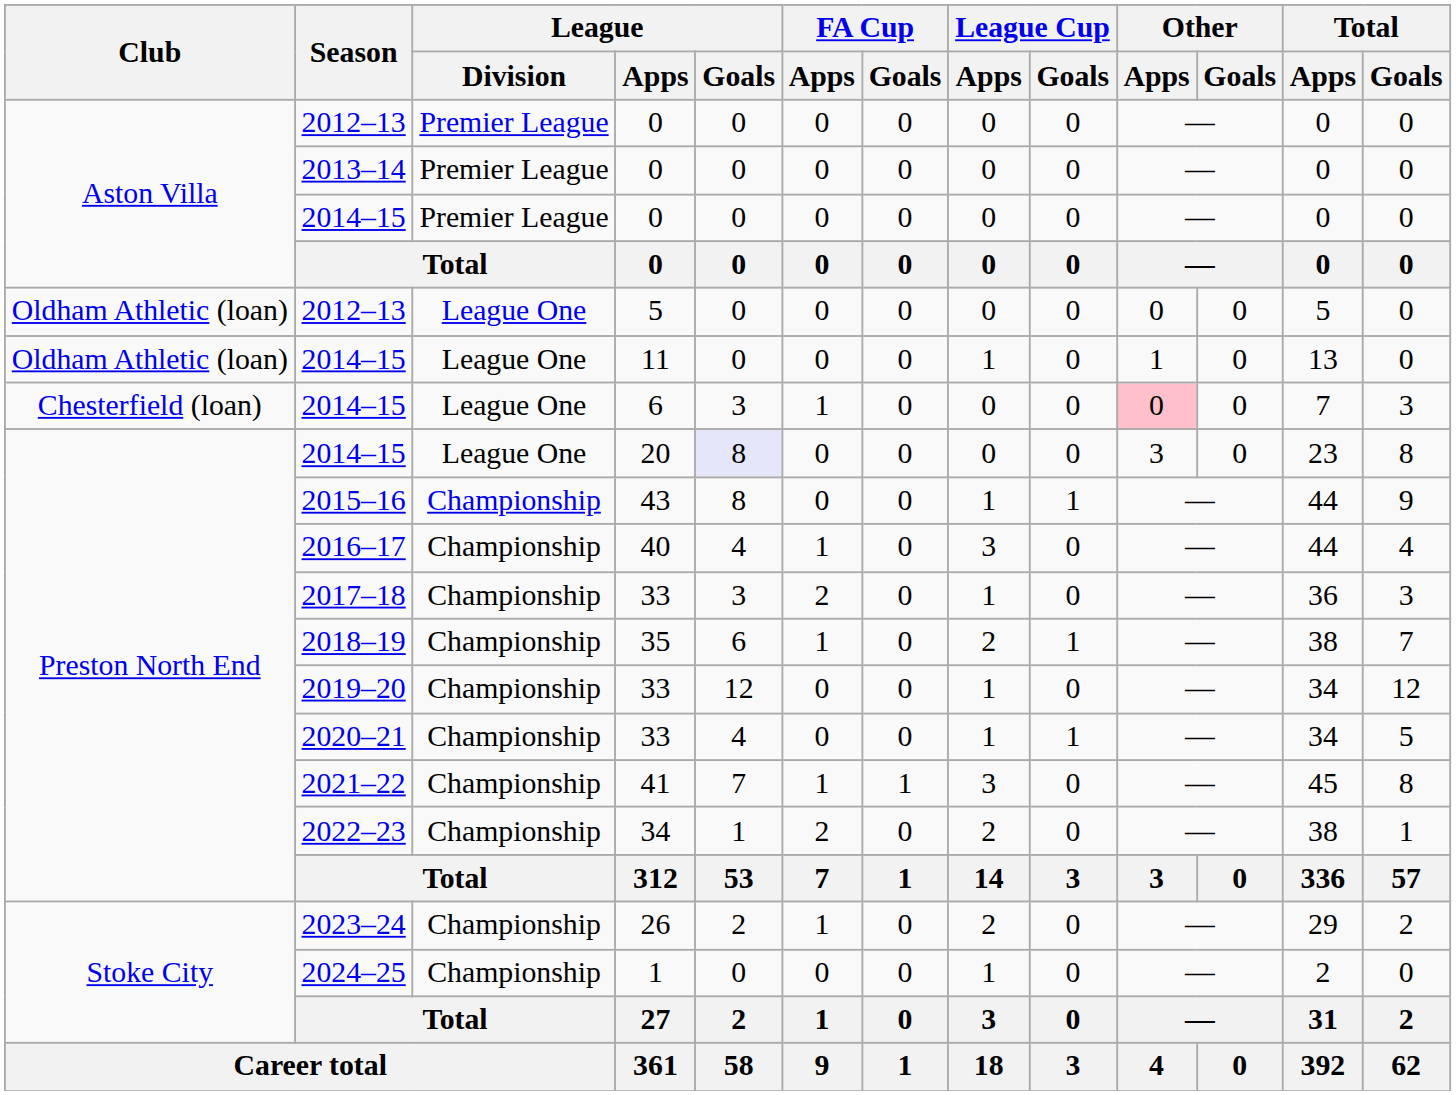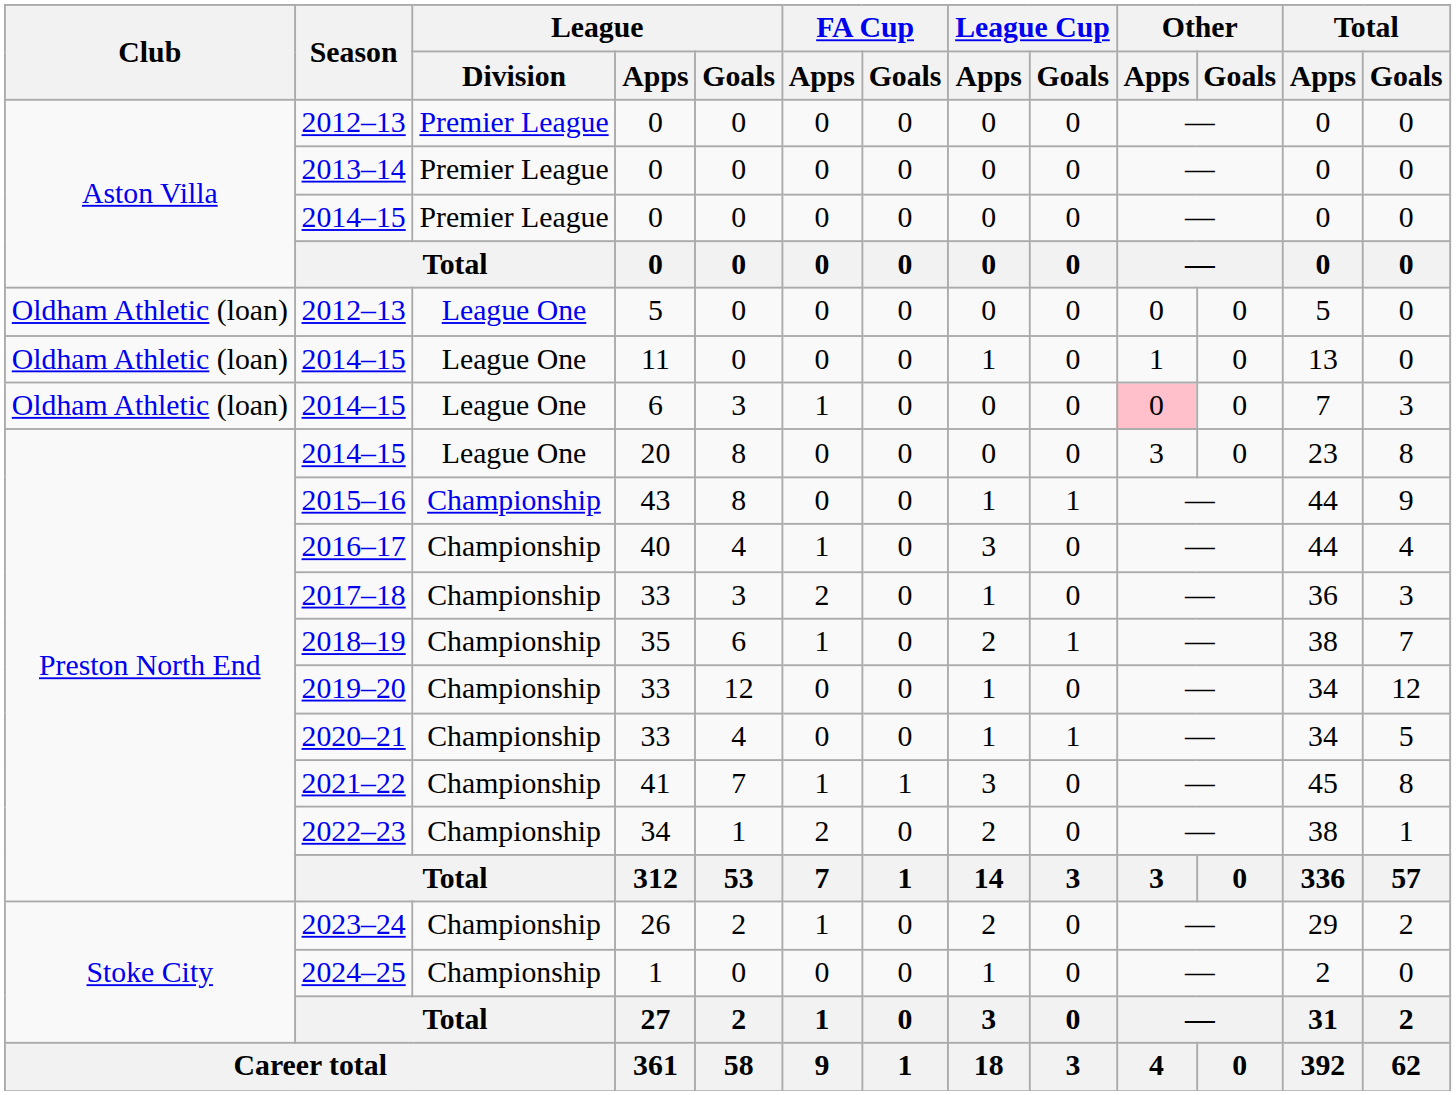(150, 405) Chesterfield (loan) -> (150, 405) Oldham Athletic (loan)
(739, 452) lavender background -> (739, 452) no background
